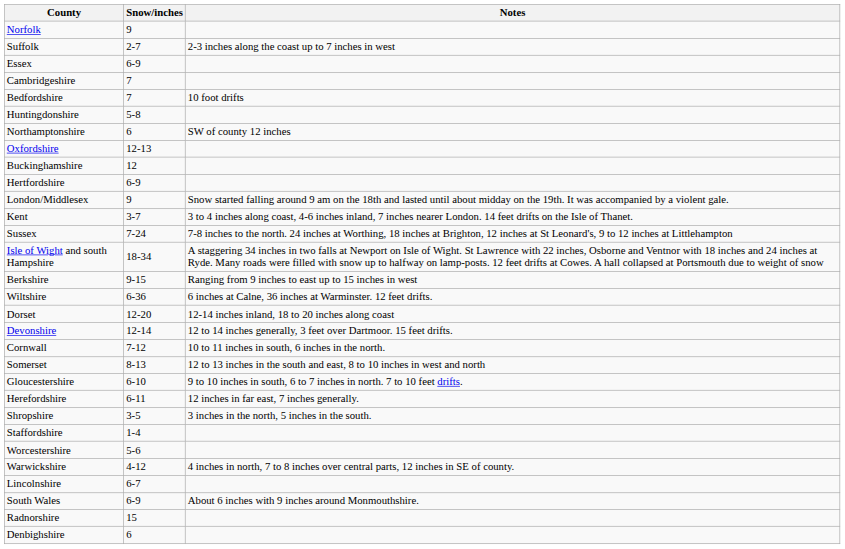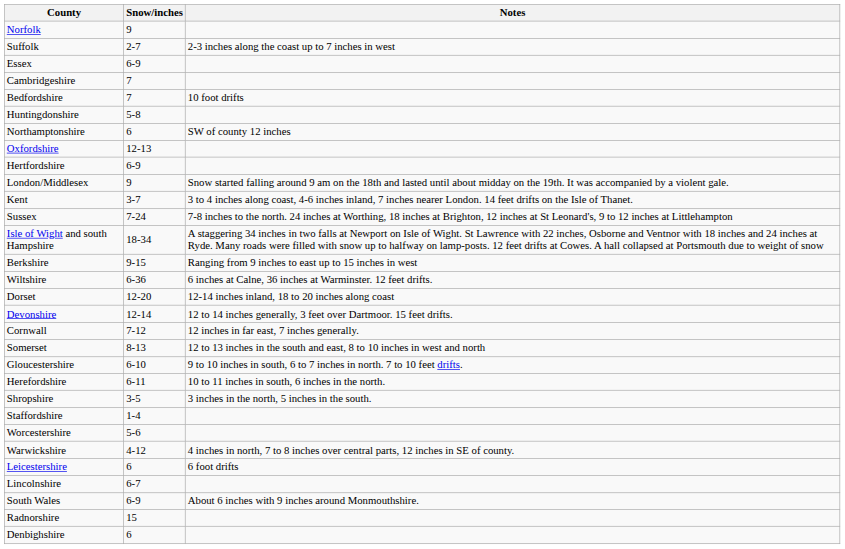- row: (45, 166)
(286, 348) 10 to 11 inches in south, 6 inches in the north. -> (273, 331) 12 inches in far east, 7 inches generally.
(273, 399) 12 inches in far east, 7 inches generally. -> (286, 382) 10 to 11 inches in south, 6 inches in the north.
+ row: (37, 467)
